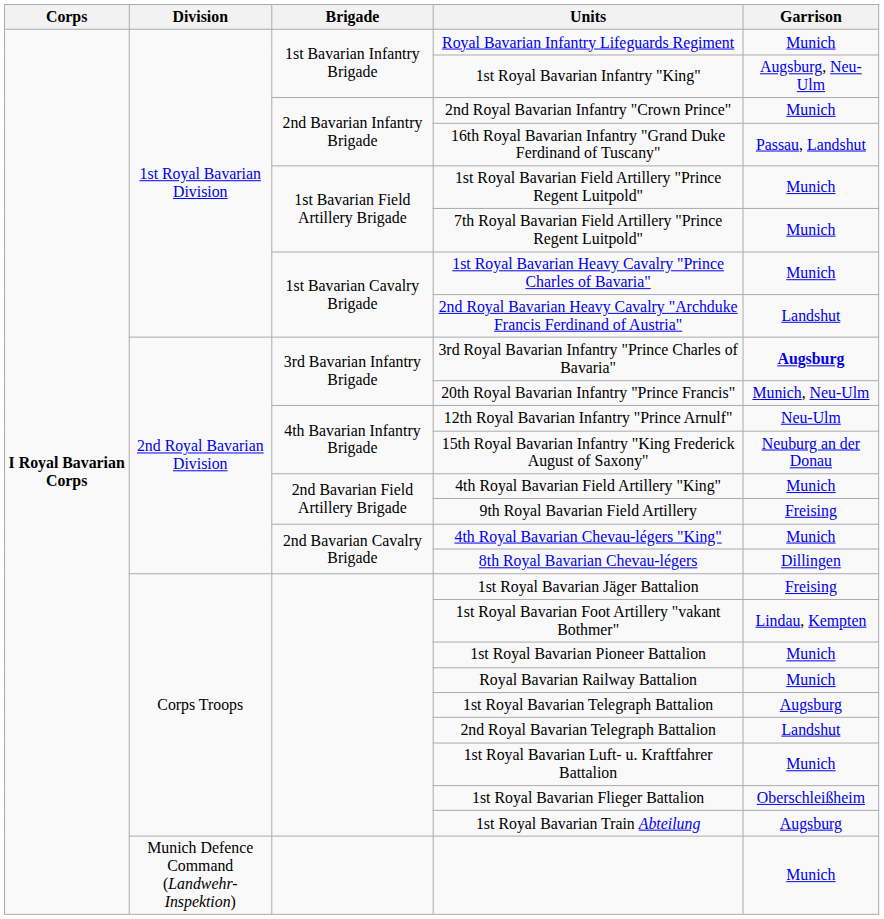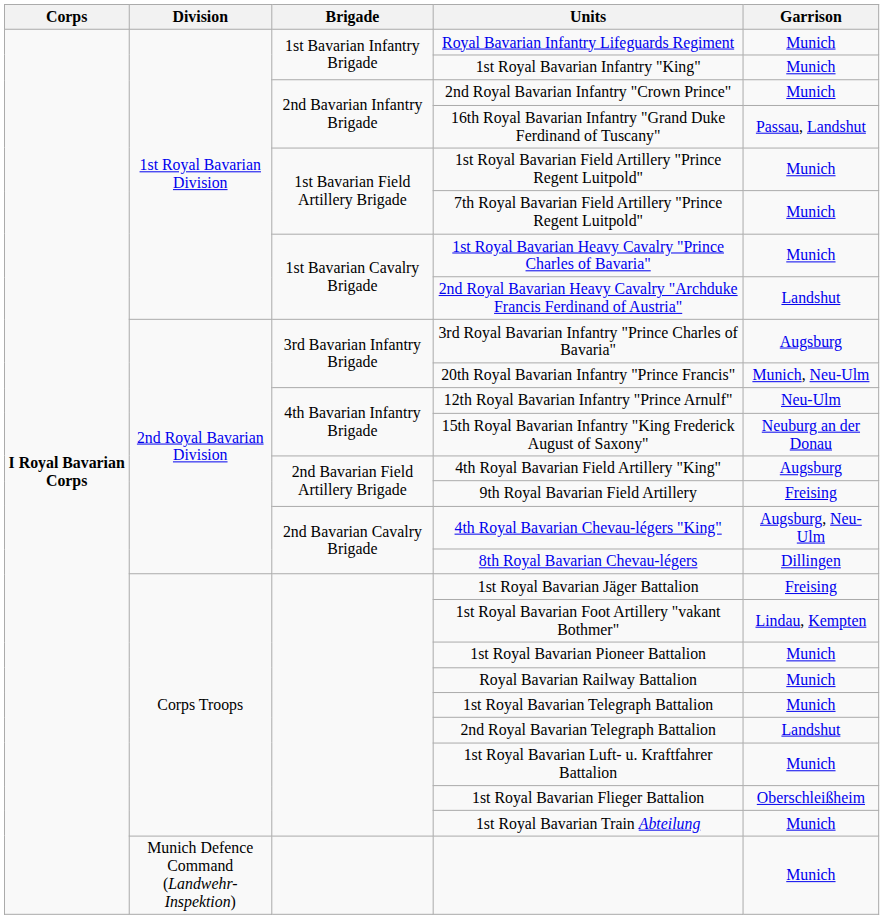(811, 76) Augsburg, Neu-Ulm -> (811, 67) Munich
(811, 358) bold -> (811, 341) normal
(811, 486) Munich -> (811, 468) Augsburg
(811, 536) Munich -> (811, 527) Augsburg, Neu-Ulm
(811, 704) Augsburg -> (811, 704) Munich
(811, 823) Augsburg -> (811, 823) Munich
